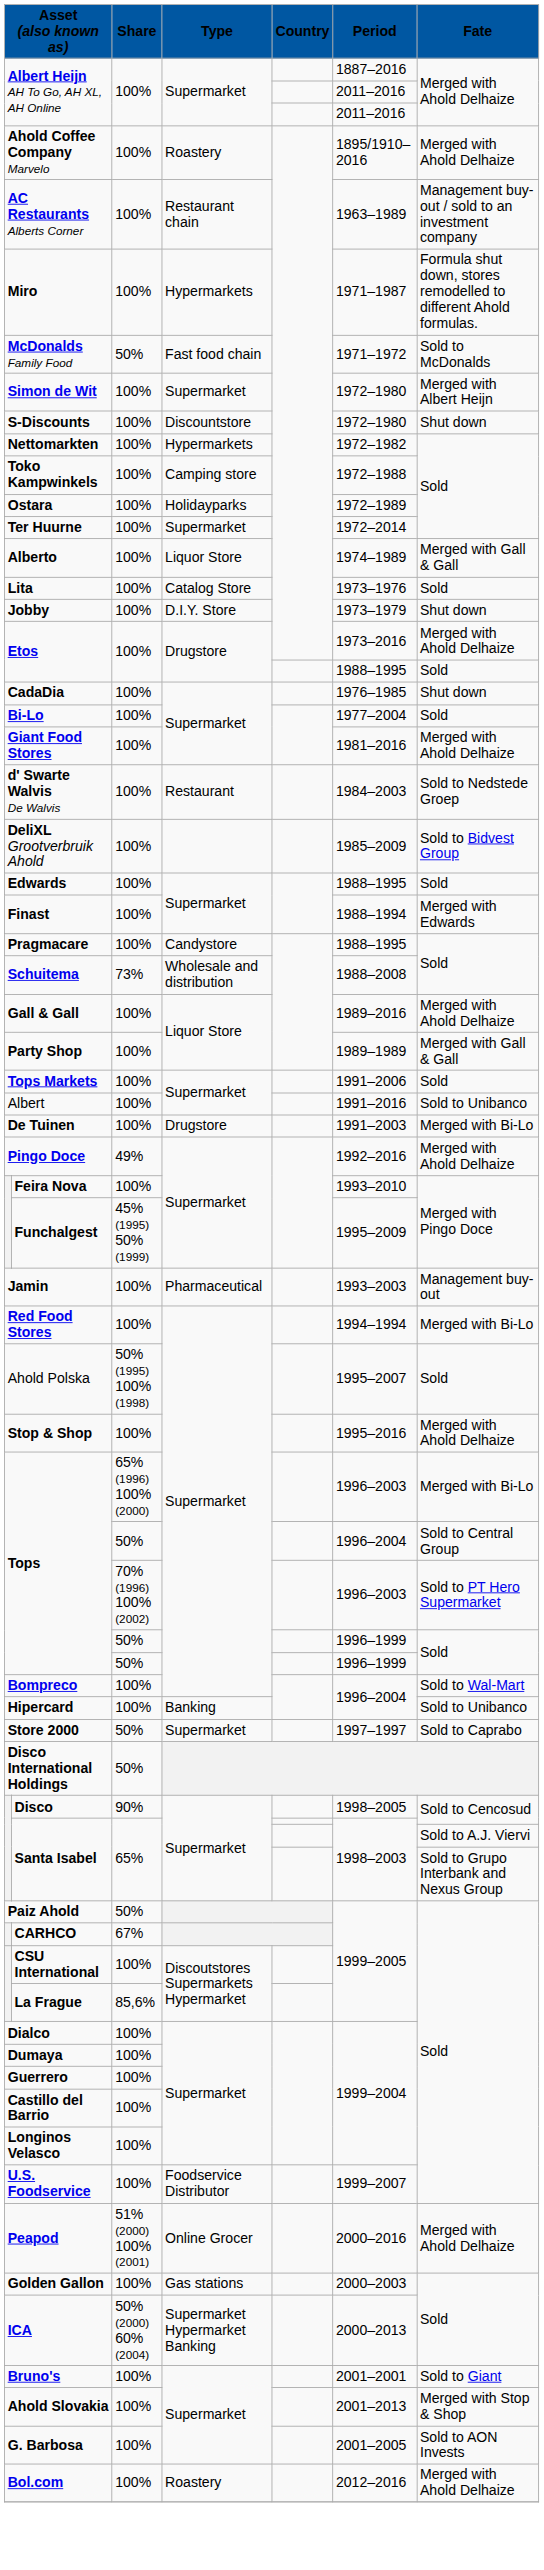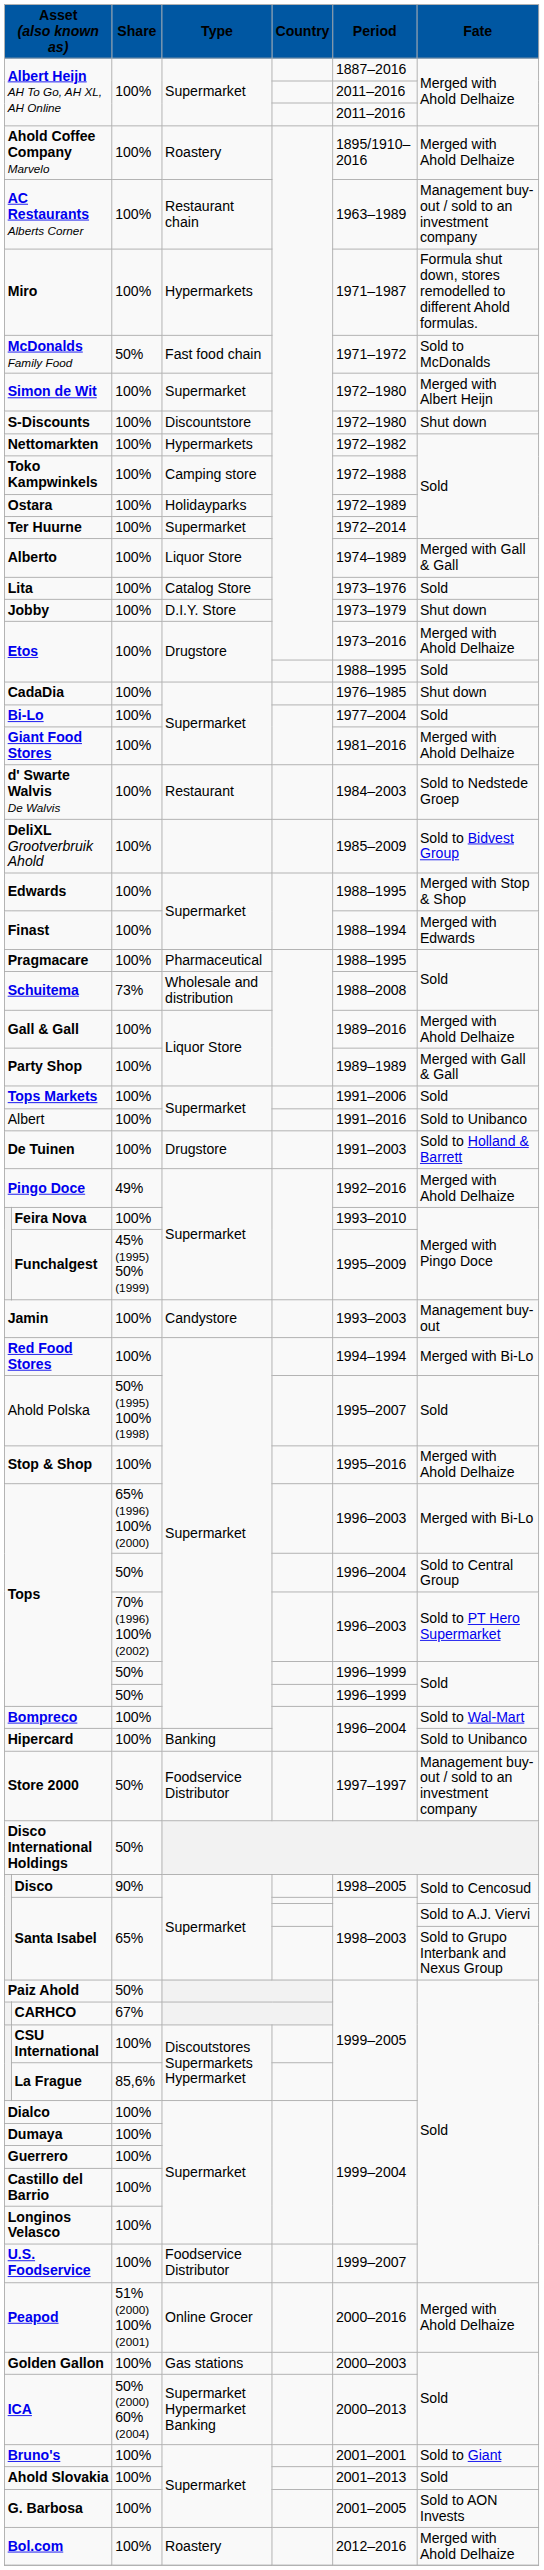(434, 884) Sold -> (475, 892) Merged with Stop & Shop
(201, 944) Candystore -> (214, 960) Pharmaceutical
(477, 1126) Merged with Bi-Lo -> (474, 1149) Sold to Holland & Barrett
(214, 1286) Pharmaceutical -> (201, 1318) Candystore
(205, 1730) Supermarket -> (203, 1785) Foodservice Distributor
(471, 1730) Sold to Caprabo -> (477, 1785) Management buy-out / sold to an investment company
(475, 2406) Merged with Stop & Shop -> (434, 2478) Sold
